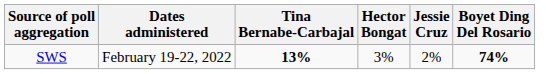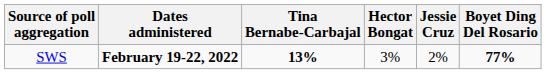(167, 56) normal -> (170, 56) bold
(494, 56) 74% -> (501, 56) 77%
